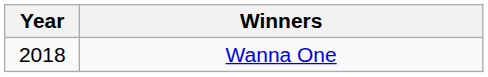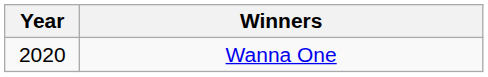(42, 54) 2018 -> (42, 54) 2020
